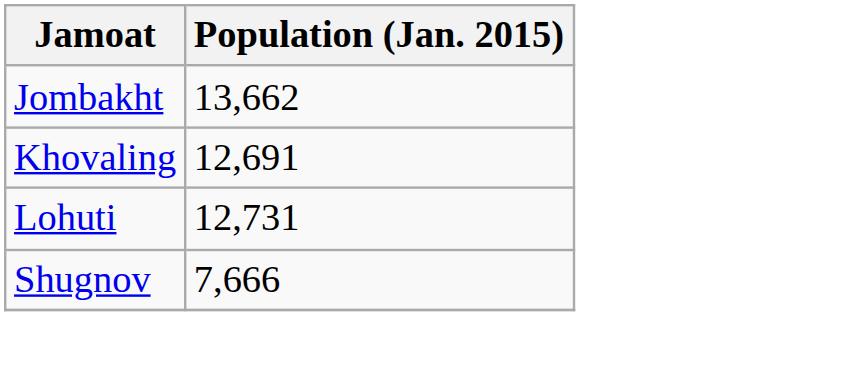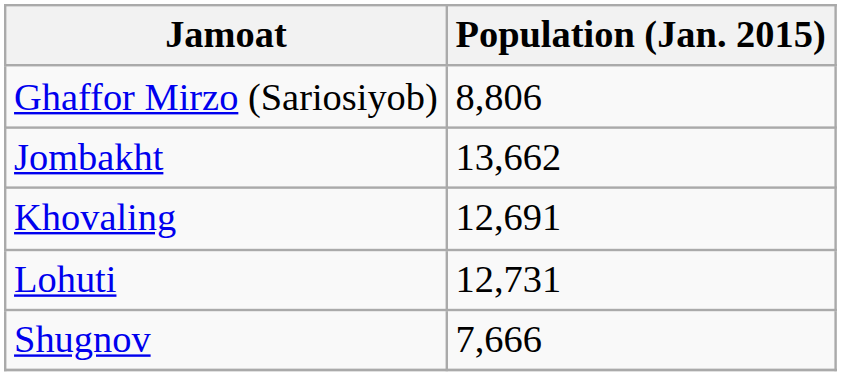+ row: (226, 95)
